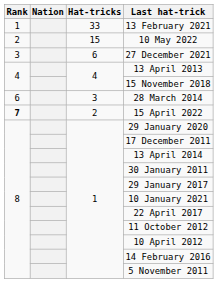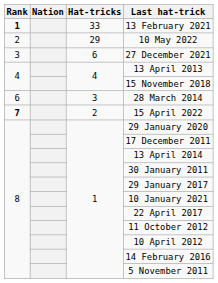(17, 26) normal -> (17, 26) bold
(95, 40) 15 -> (95, 40) 29
